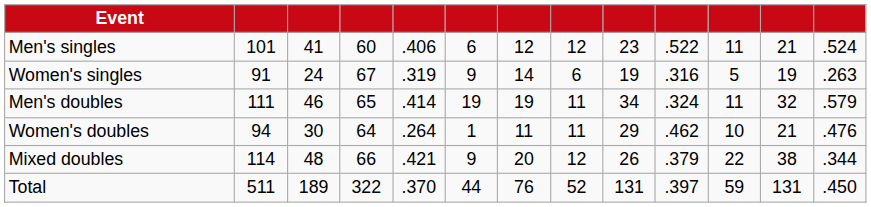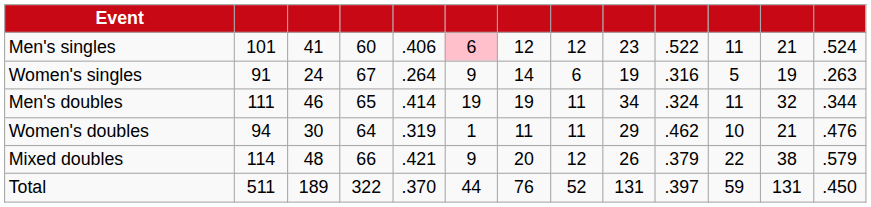(471, 46) no background -> (471, 46) pink background
(419, 74) .319 -> (419, 74) .264
(839, 103) .579 -> (839, 103) .344
(419, 131) .264 -> (419, 131) .319
(839, 159) .344 -> (839, 159) .579
